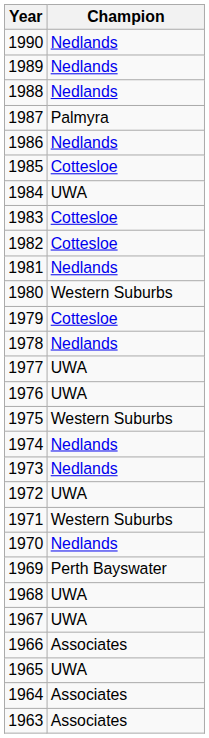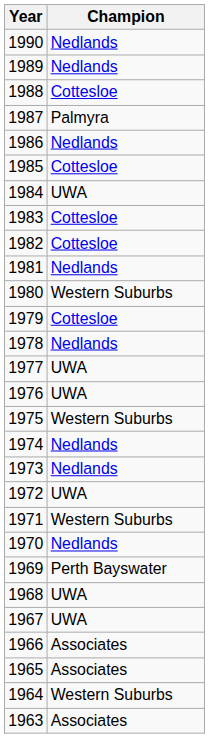(84, 92) Nedlands -> (84, 92) Cottesloe
(69, 670) UWA -> (89, 670) Associates
(89, 695) Associates -> (112, 695) Western Suburbs
